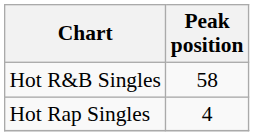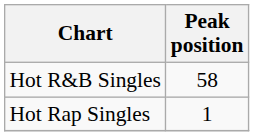(207, 113) 4 -> (207, 113) 1
